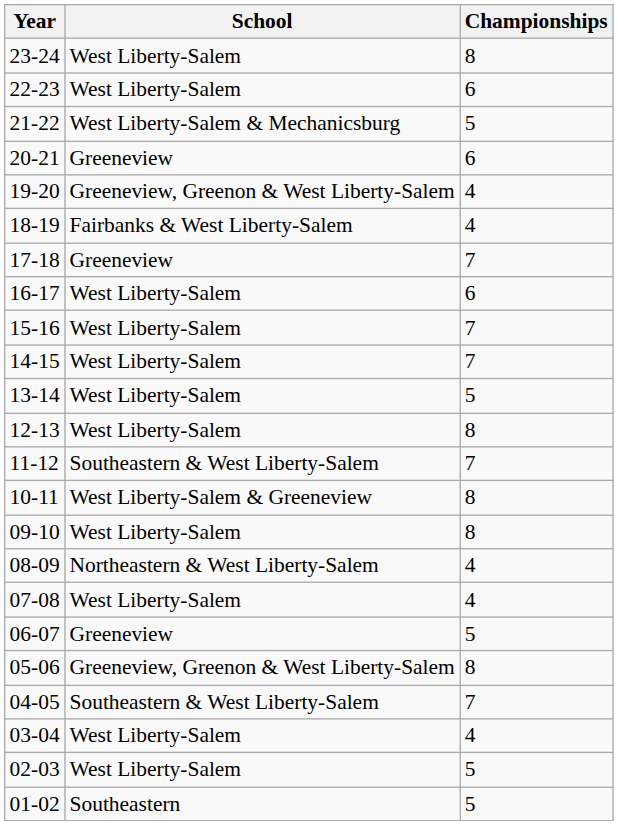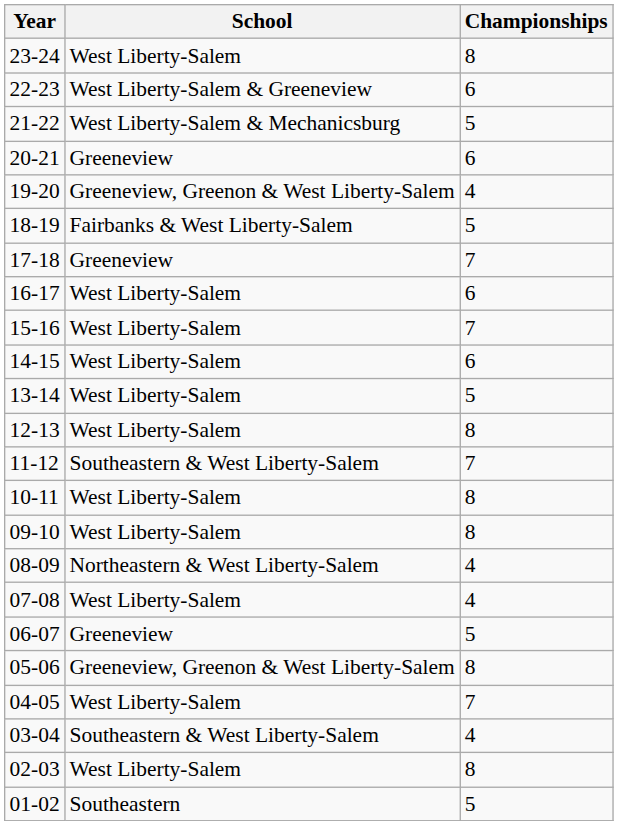(155, 89) West Liberty-Salem -> (221, 89) West Liberty-Salem & Greeneview
(470, 225) 4 -> (470, 225) 5
(470, 361) 7 -> (470, 361) 6
(221, 497) West Liberty-Salem & Greeneview -> (155, 497) West Liberty-Salem
(224, 701) Southeastern & West Liberty-Salem -> (155, 701) West Liberty-Salem
(155, 735) West Liberty-Salem -> (224, 735) Southeastern & West Liberty-Salem
(470, 769) 5 -> (470, 769) 8
